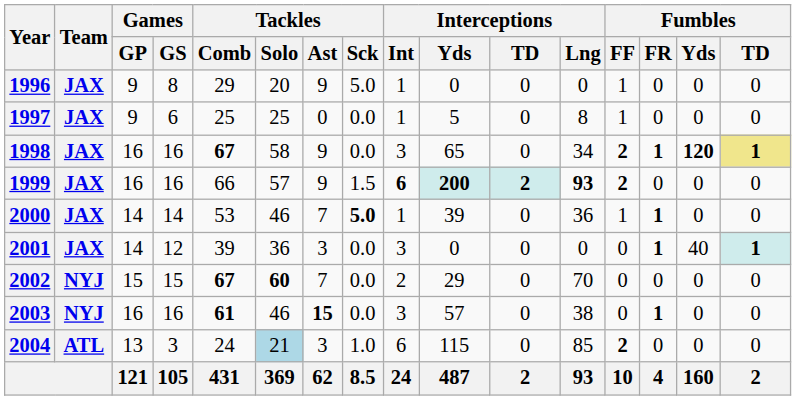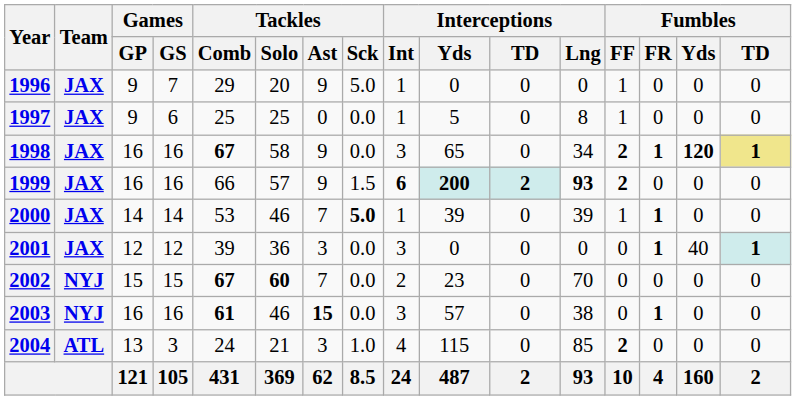(173, 85) 8 -> (173, 85) 7
(583, 215) 36 -> (583, 215) 39
(133, 248) 14 -> (133, 248) 12
(454, 280) 29 -> (454, 280) 23
(279, 345) lightblue background -> (279, 345) no background
(401, 345) 6 -> (401, 345) 4
